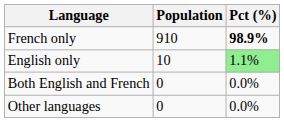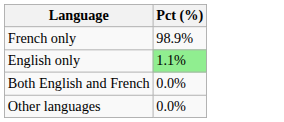- column: (190, 15)
(249, 38) bold -> (175, 38) normal
